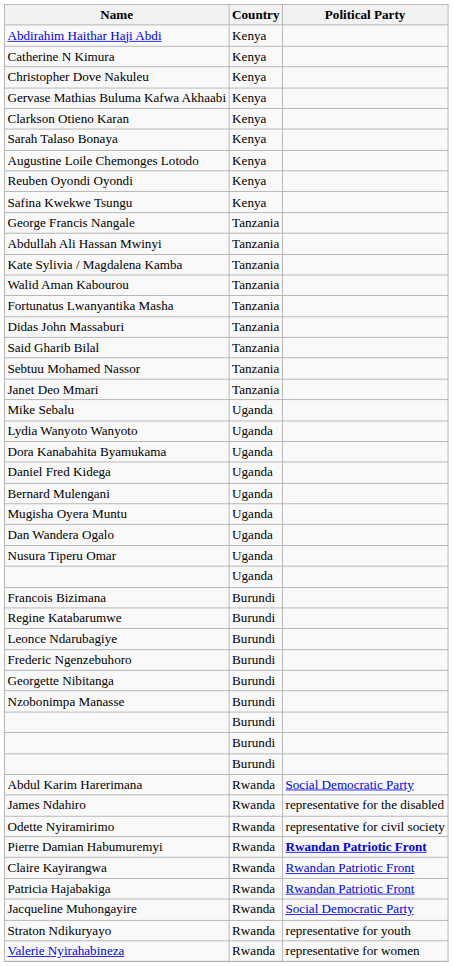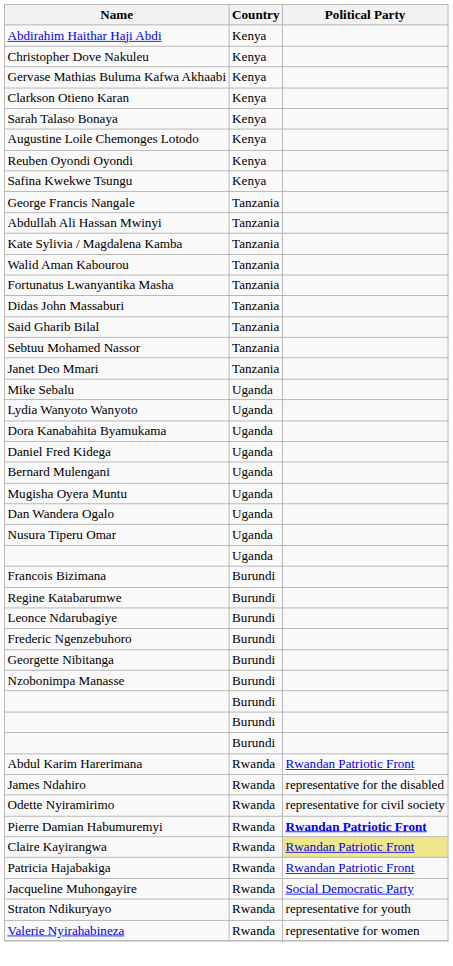- row: (61, 56)
(350, 784) Social Democratic Party -> (350, 763) Rwandan Patriotic Front
(350, 868) no background -> (350, 847) khaki background
